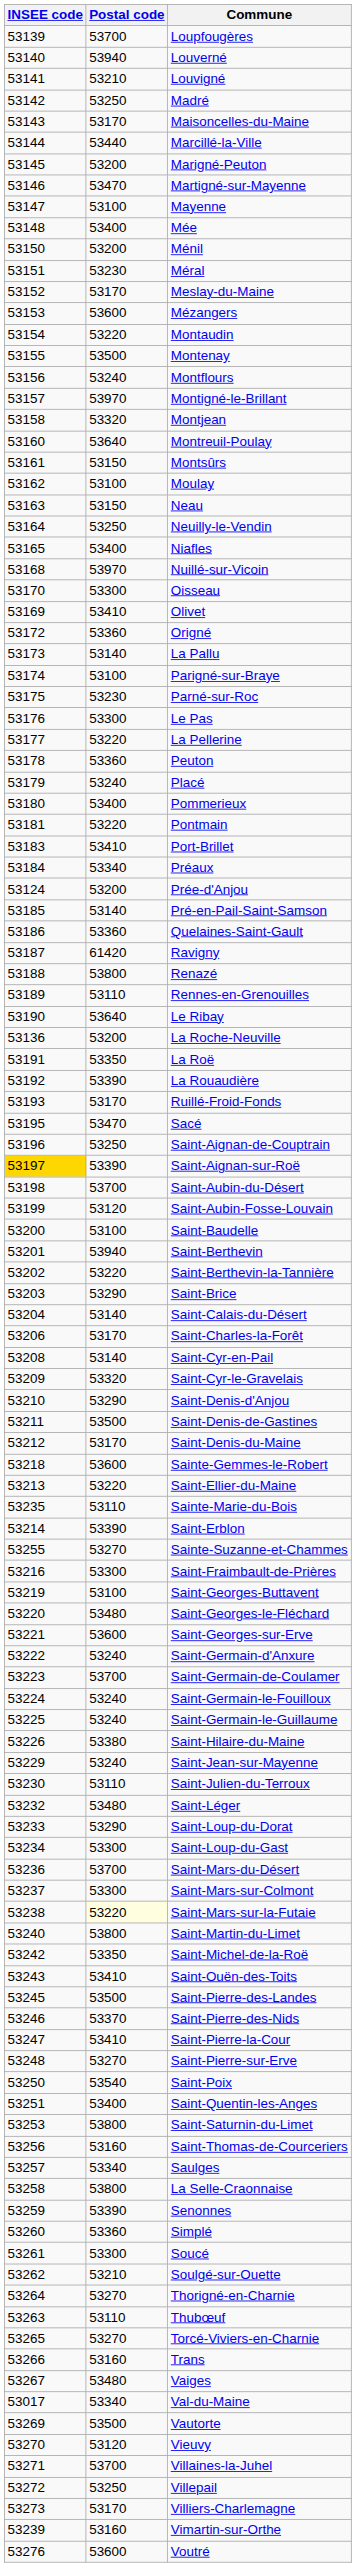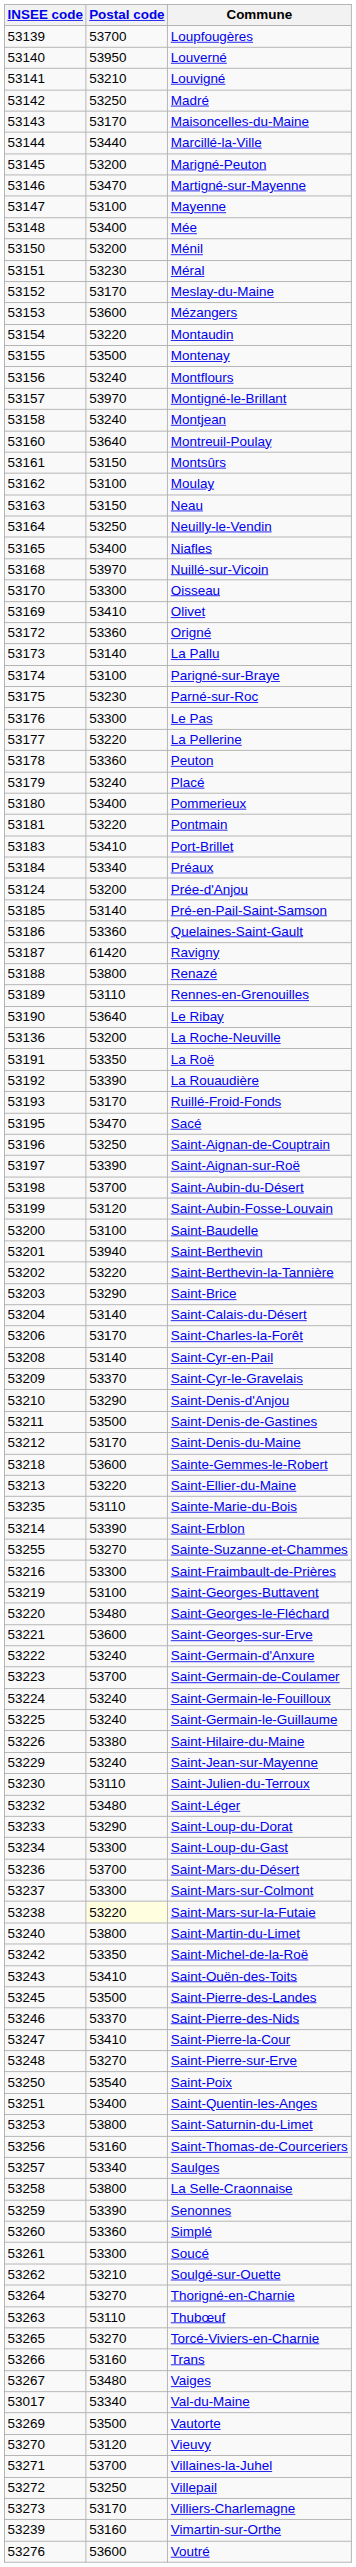(108, 57) 53940 -> (108, 57) 53950
(108, 420) 53320 -> (108, 420) 53240
(26, 1166) gold background -> (26, 1166) no background
(108, 1379) 53320 -> (108, 1379) 53370
